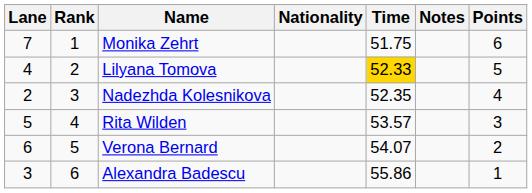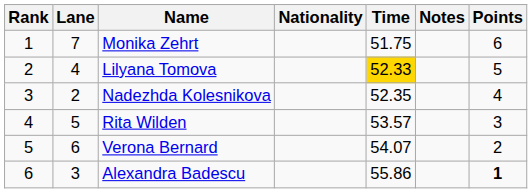columns swapped: (75, 17) <-> (28, 17)
(498, 174) normal -> (498, 174) bold
